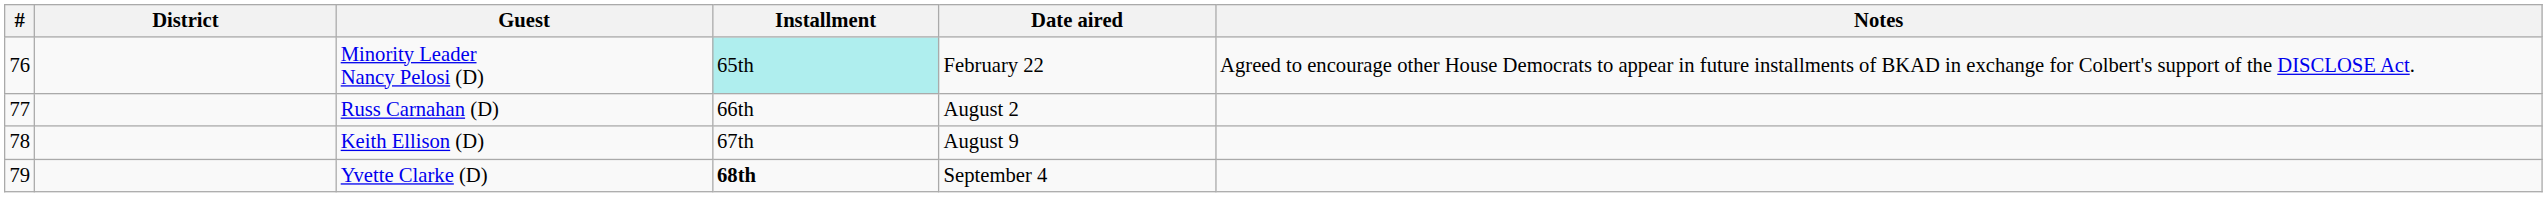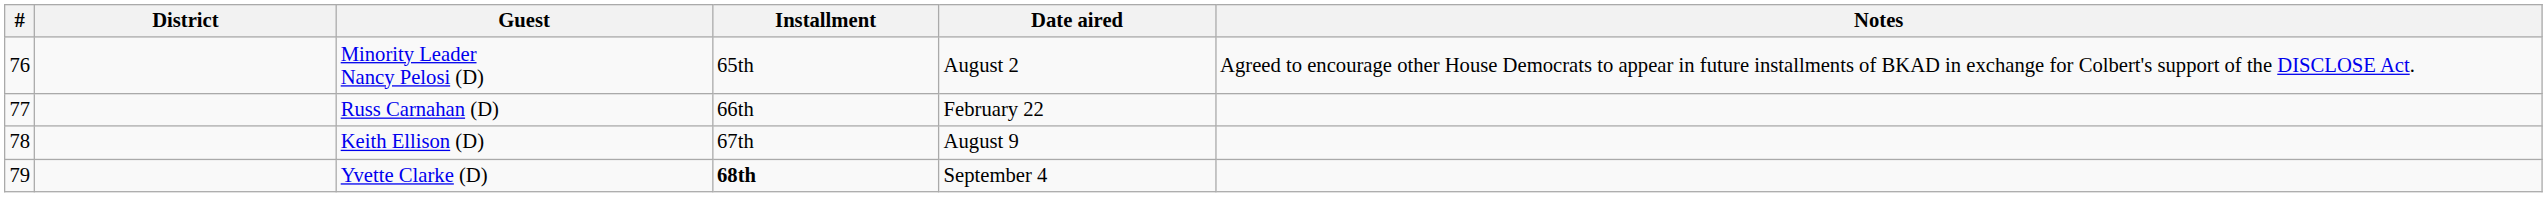(735, 65) paleturquoise background -> (735, 65) no background
(994, 65) February 22 -> (981, 65) August 2
(981, 109) August 2 -> (994, 109) February 22
